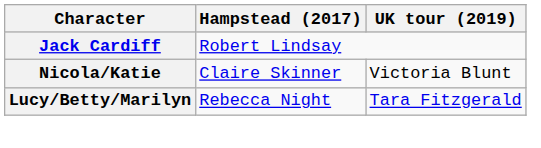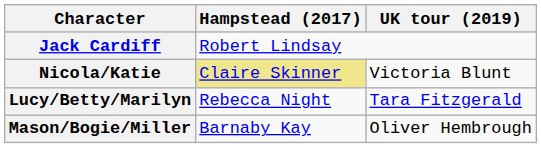(270, 74) no background -> (270, 74) khaki background
+ row: (100, 129)
